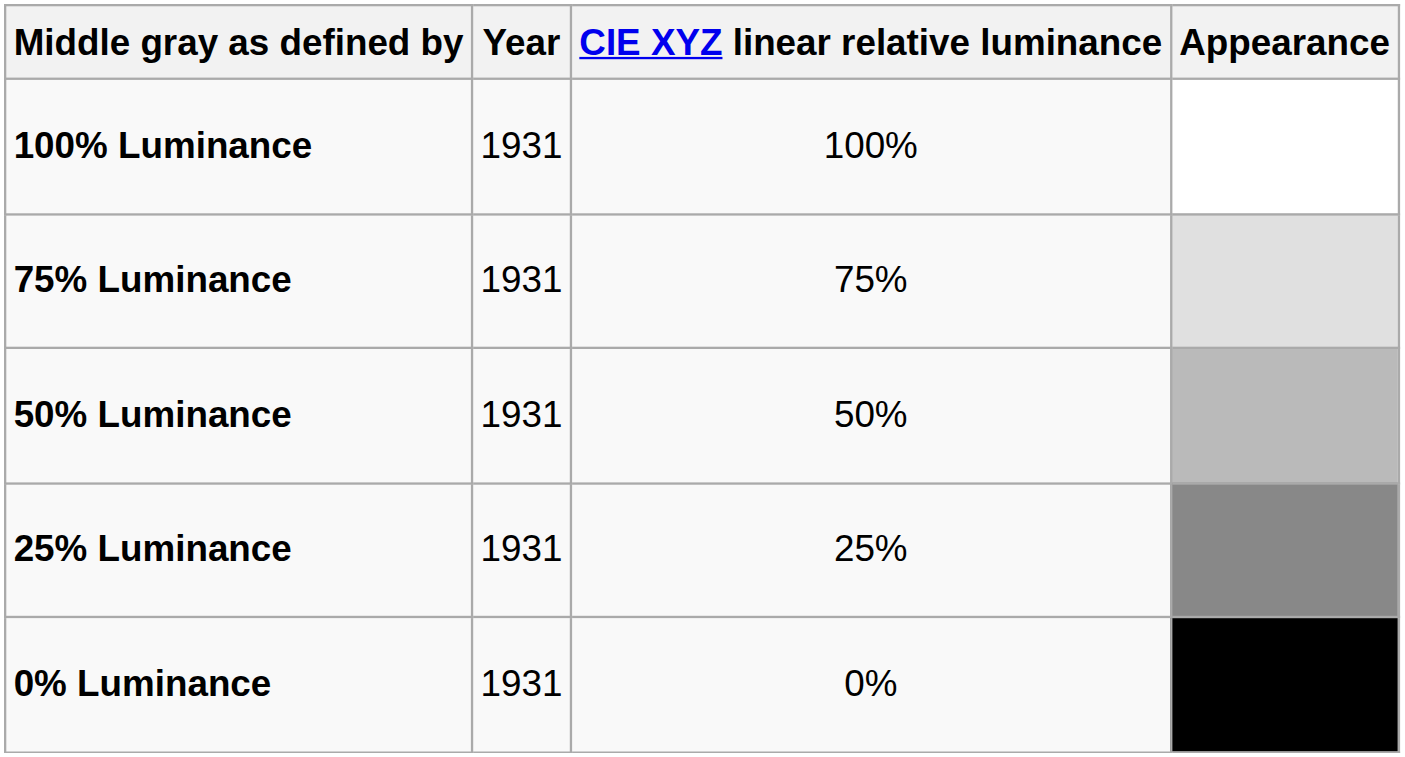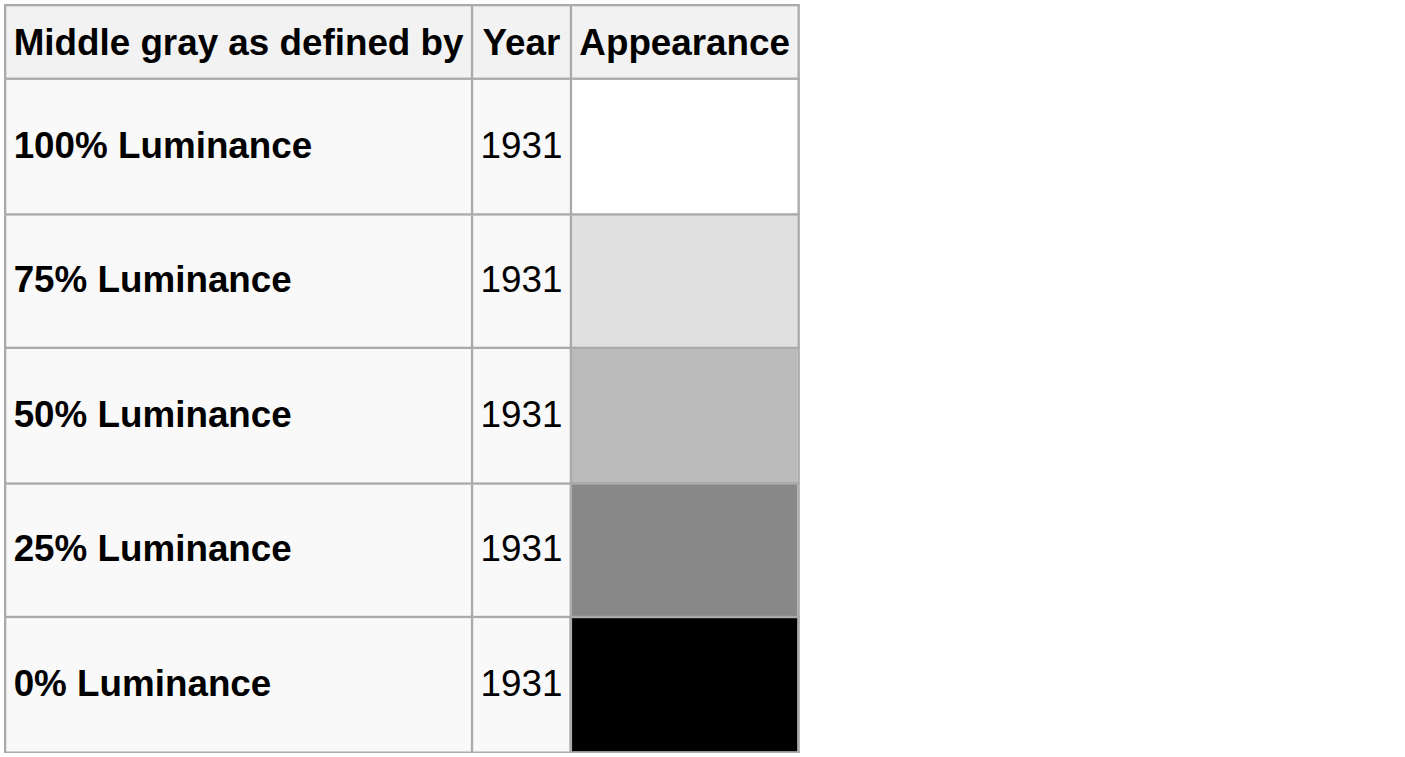- column: (871, 41)
